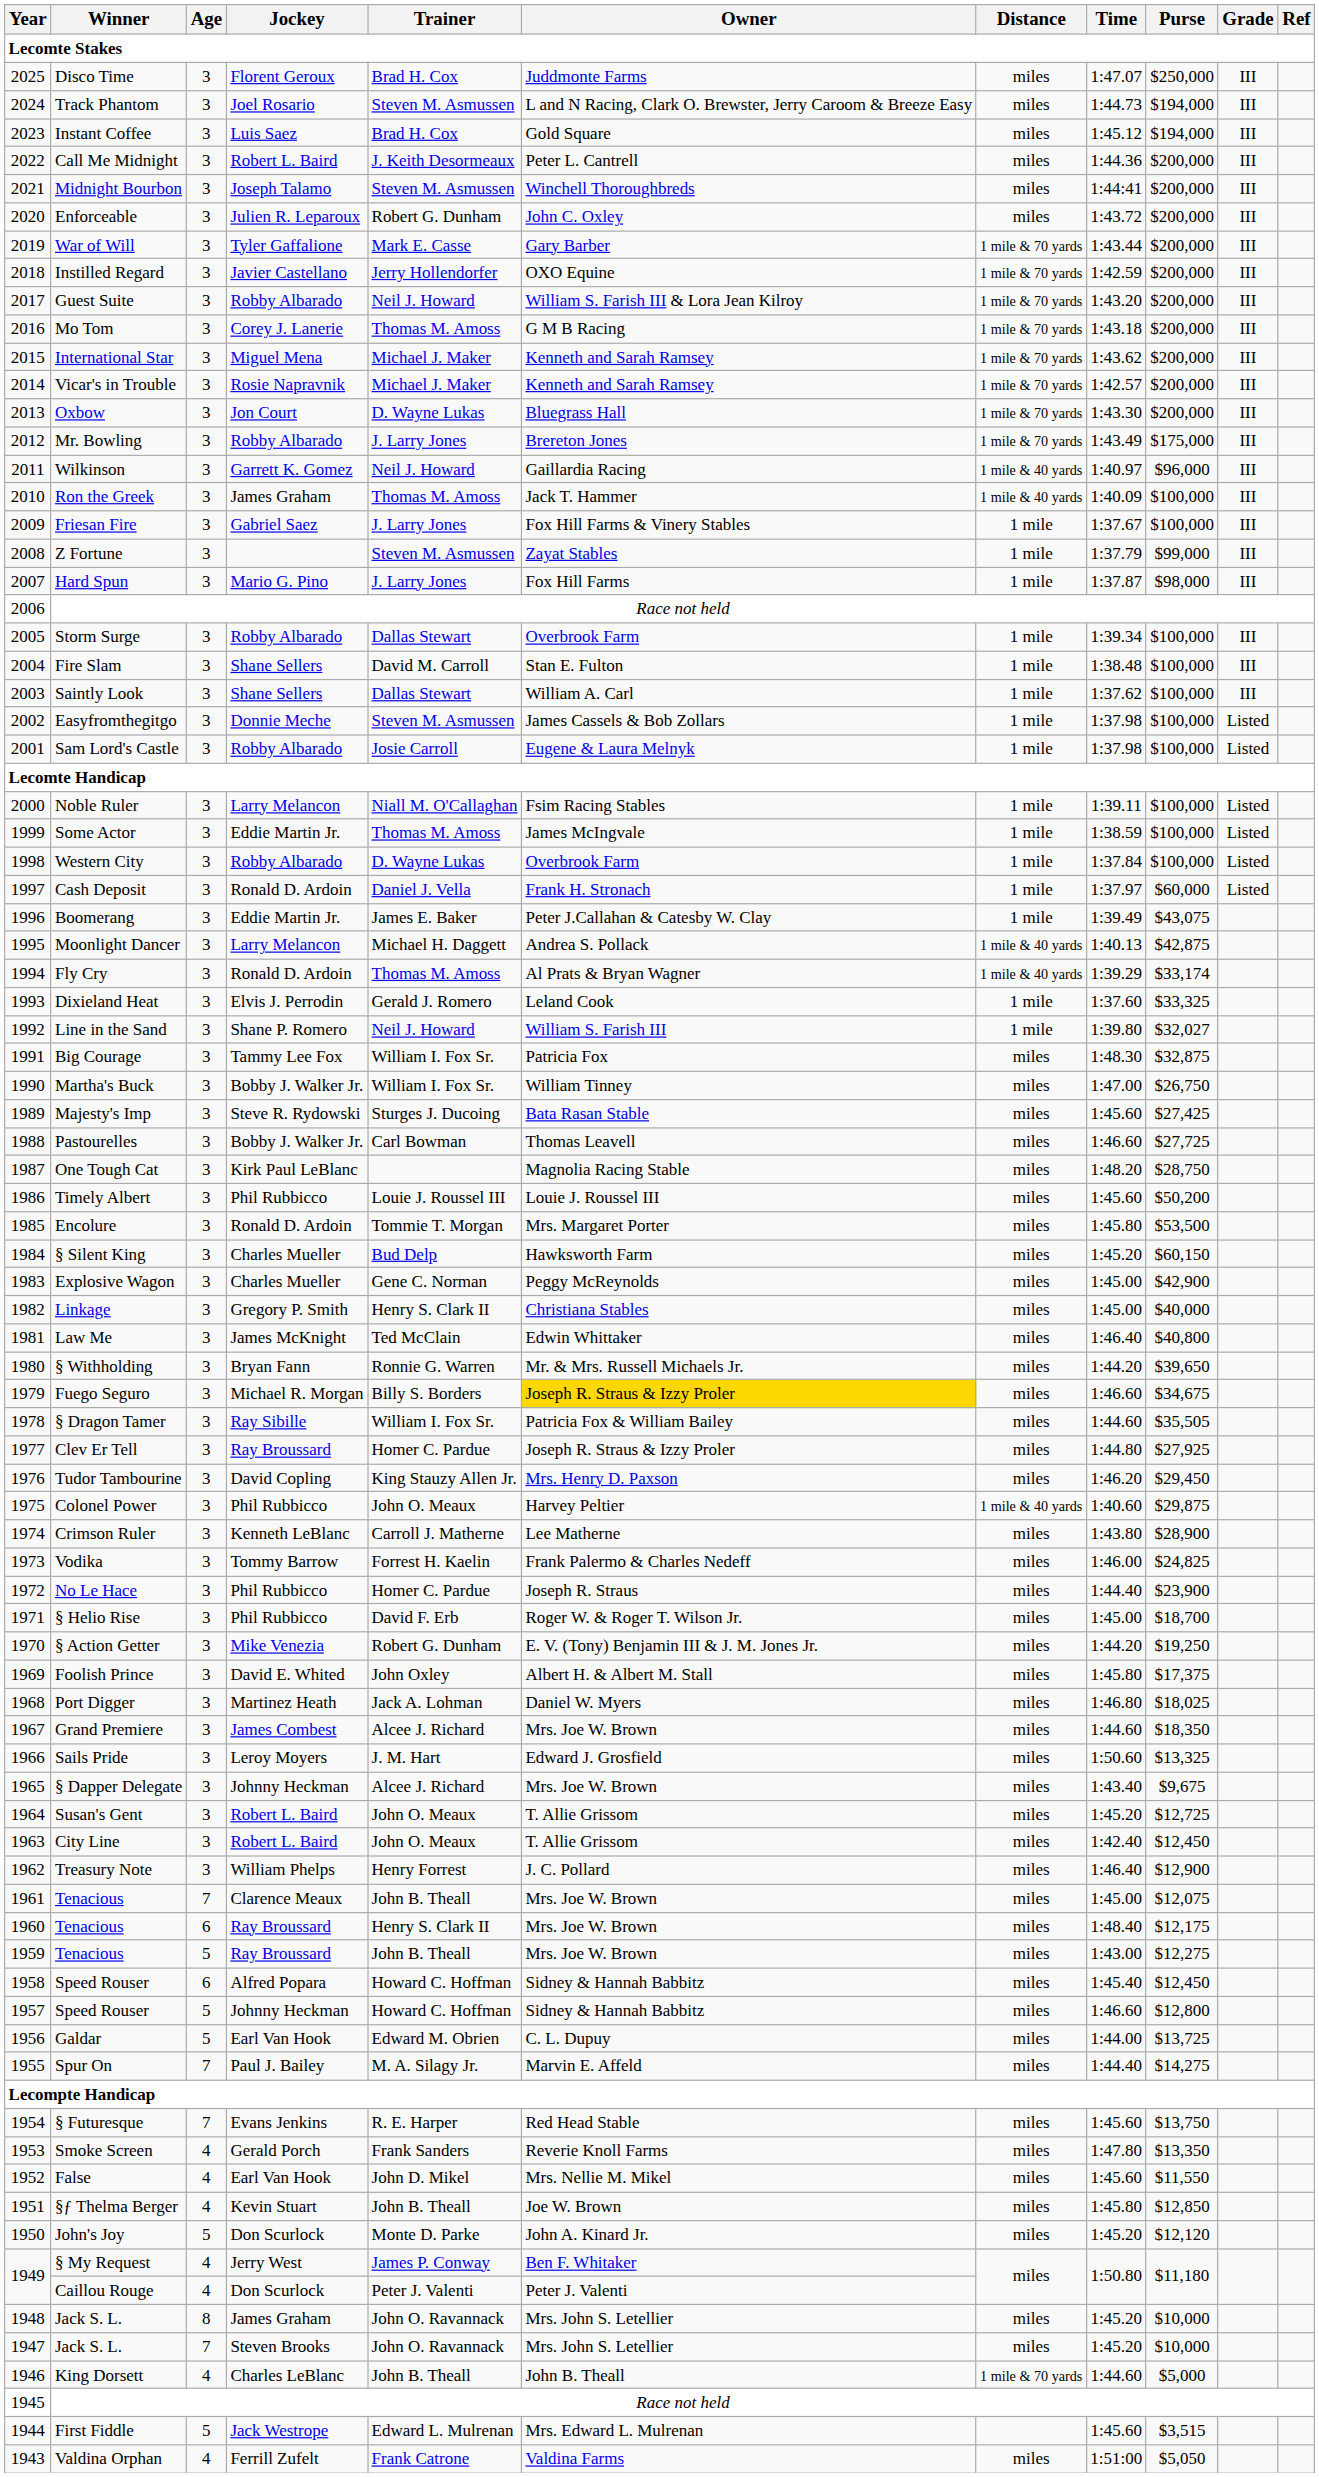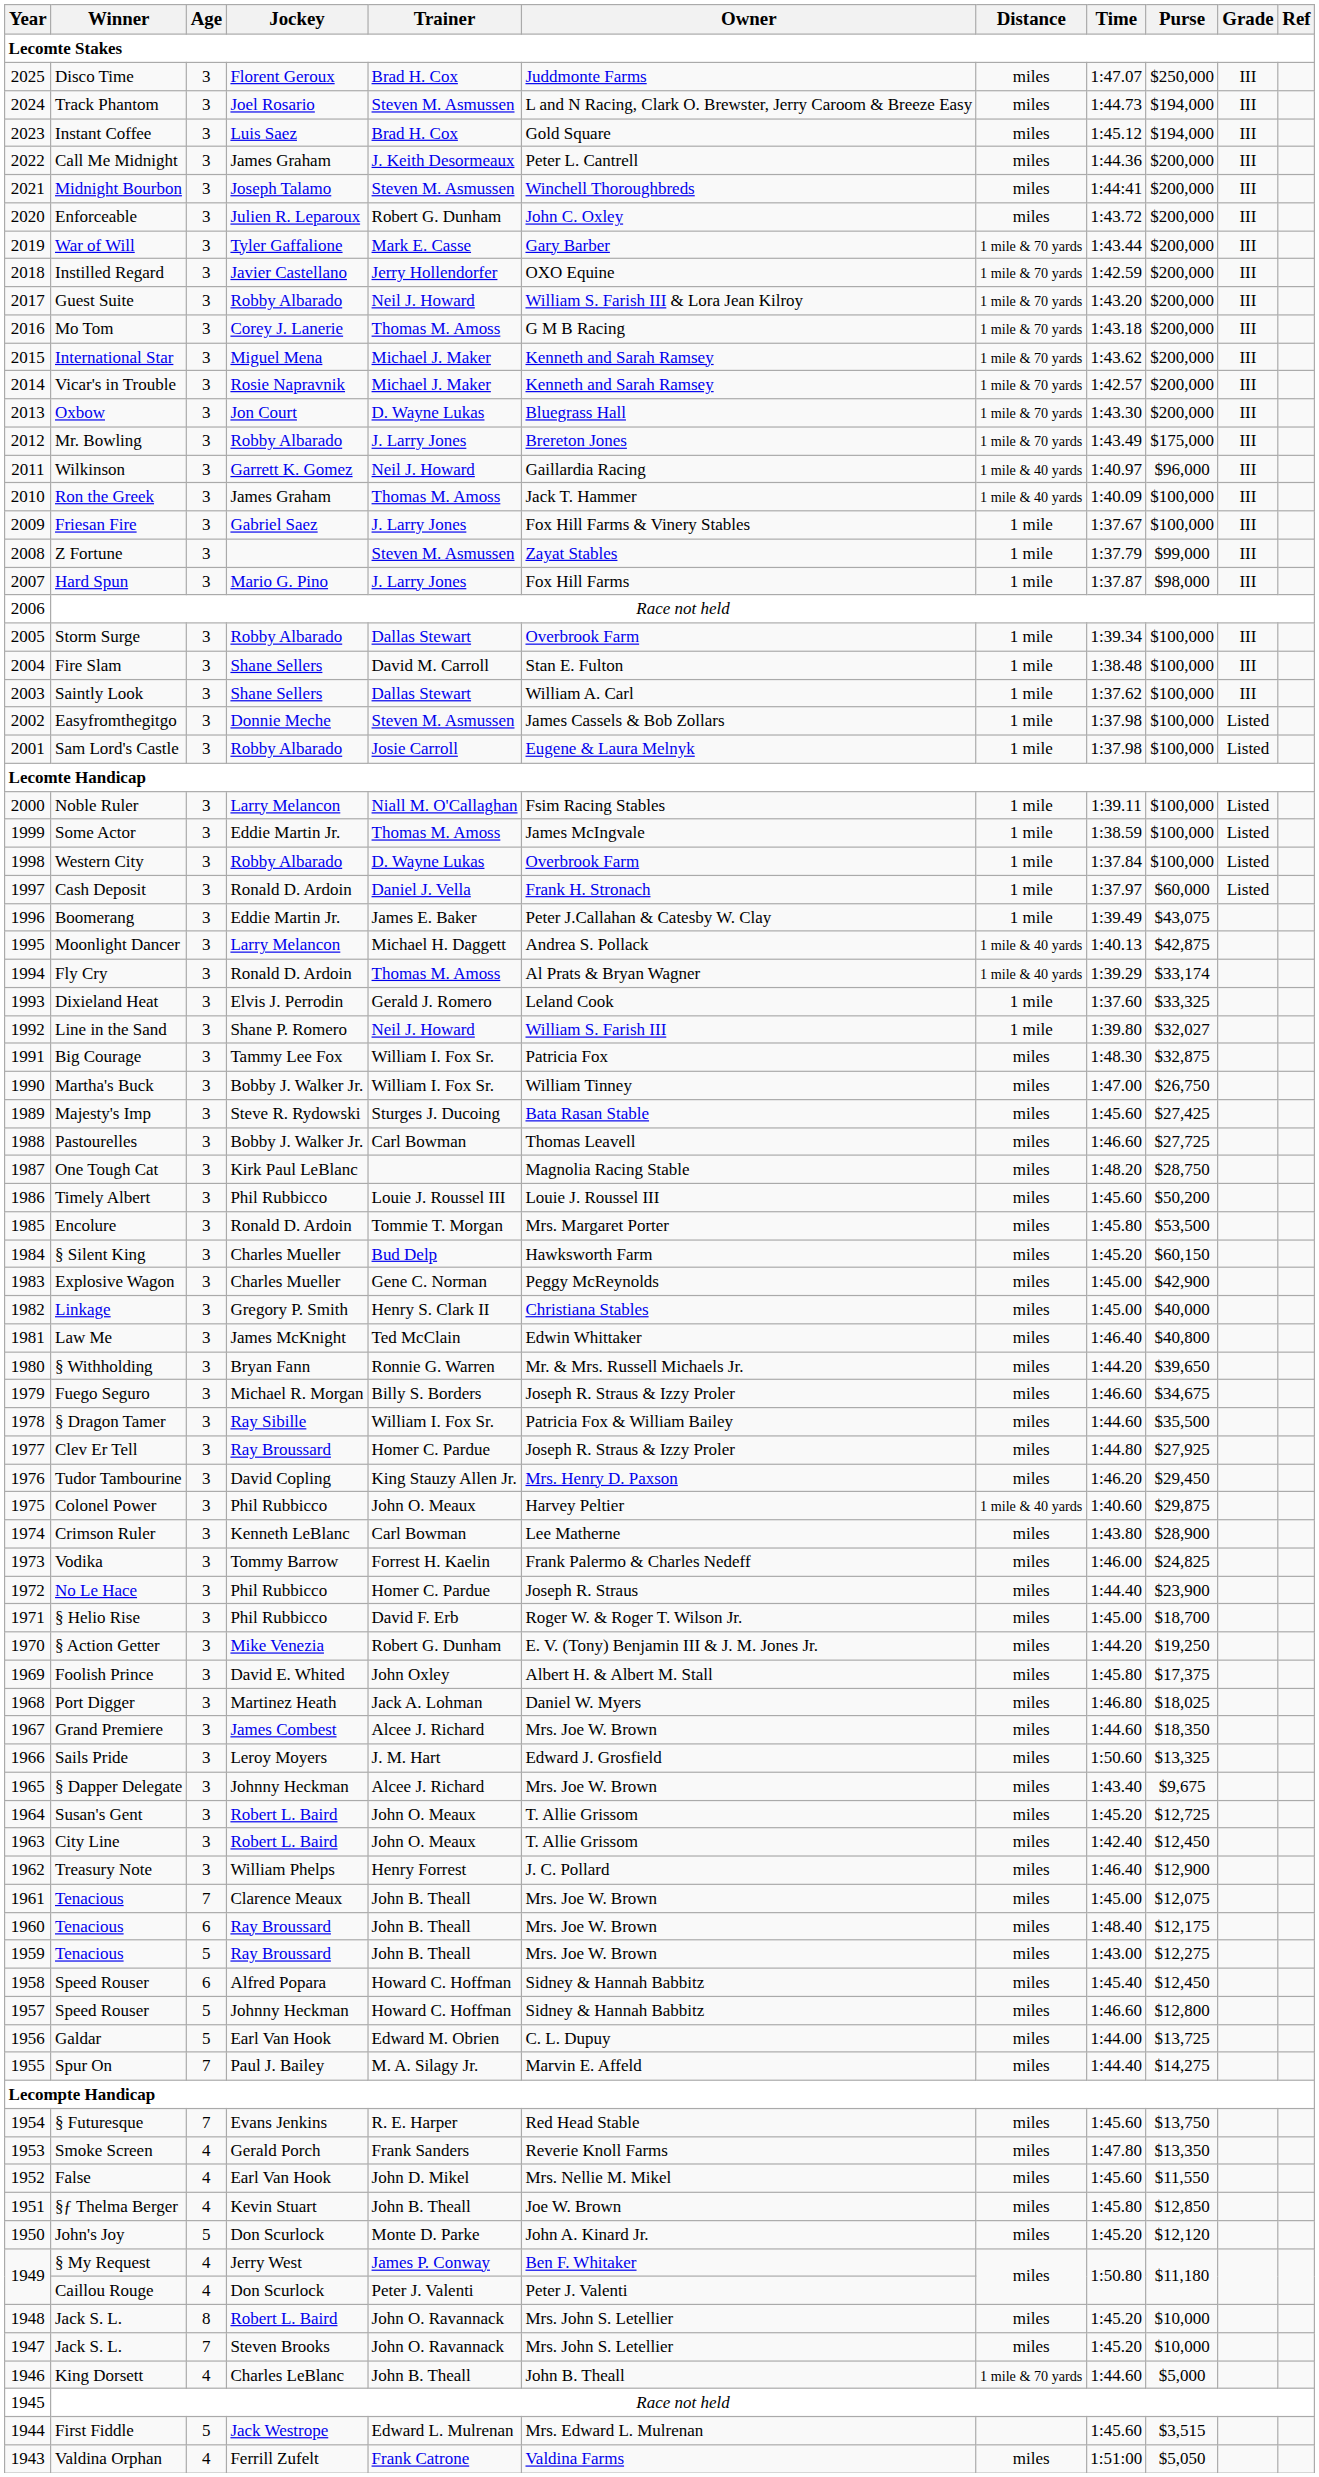(284, 160) Robert L. Baird -> (281, 160) James Graham
(630, 1393) gold background -> (630, 1393) no background
(1182, 1421) $35,505 -> (1182, 1421) $35,500
(438, 1533) Carroll J. Matherne -> (419, 1533) Carl Bowman
(431, 1926) Henry S. Clark II -> (421, 1926) John B. Theall
(281, 2318) James Graham -> (284, 2318) Robert L. Baird
